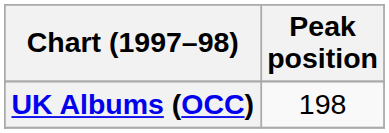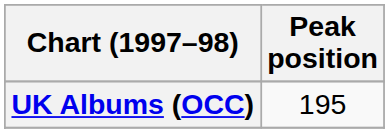(323, 104) 198 -> (323, 104) 195
